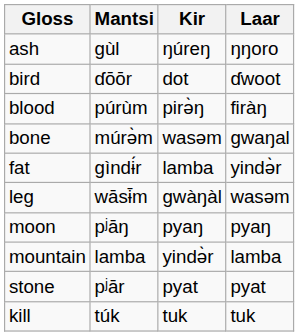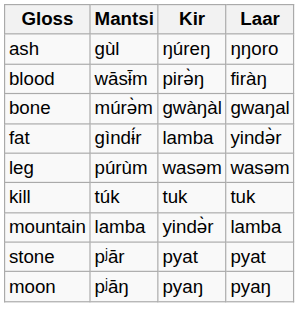- row: (25, 78)
(121, 108) púrùm -> (121, 78) wāsɨ̄m
(192, 138) wasəm -> (192, 108) gwàŋàl
(121, 197) wāsɨ̄m -> (121, 167) púrùm
(192, 197) gwàŋàl -> (192, 167) wasəm
rows swapped: (32, 227) <-> (20, 316)
